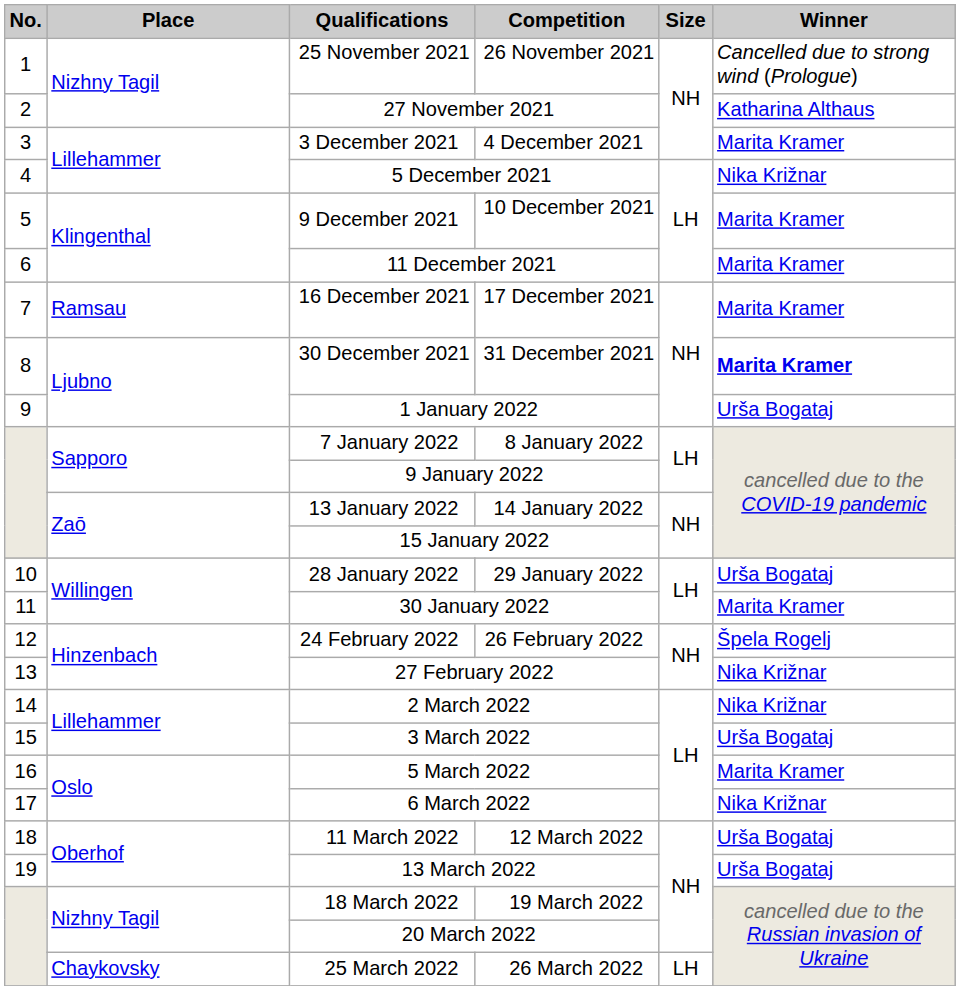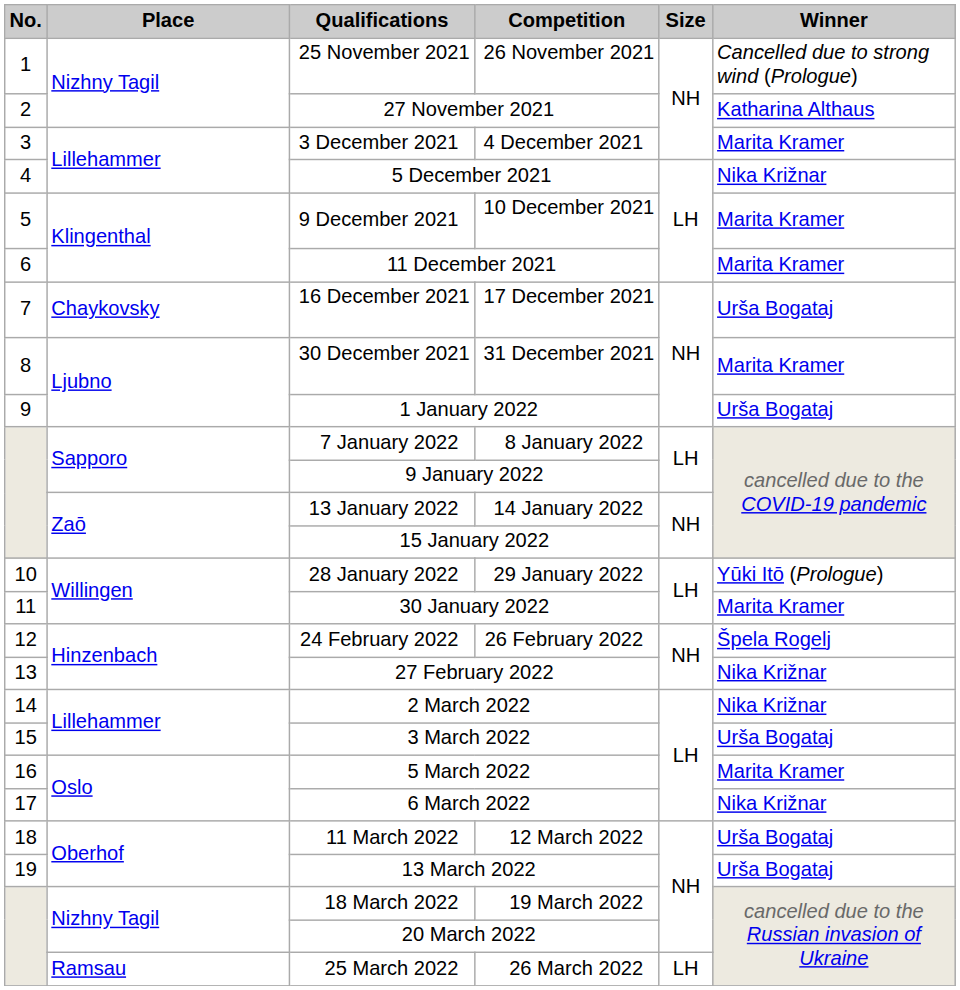(89, 309) Ramsau -> (105, 309) Chaykovsky
(781, 309) Marita Kramer -> (775, 309) Urša Bogataj
(785, 365) bold -> (781, 365) normal
(775, 574) Urša Bogataj -> (800, 574) Yūki Itō (Prologue)
(105, 968) Chaykovsky -> (89, 968) Ramsau
